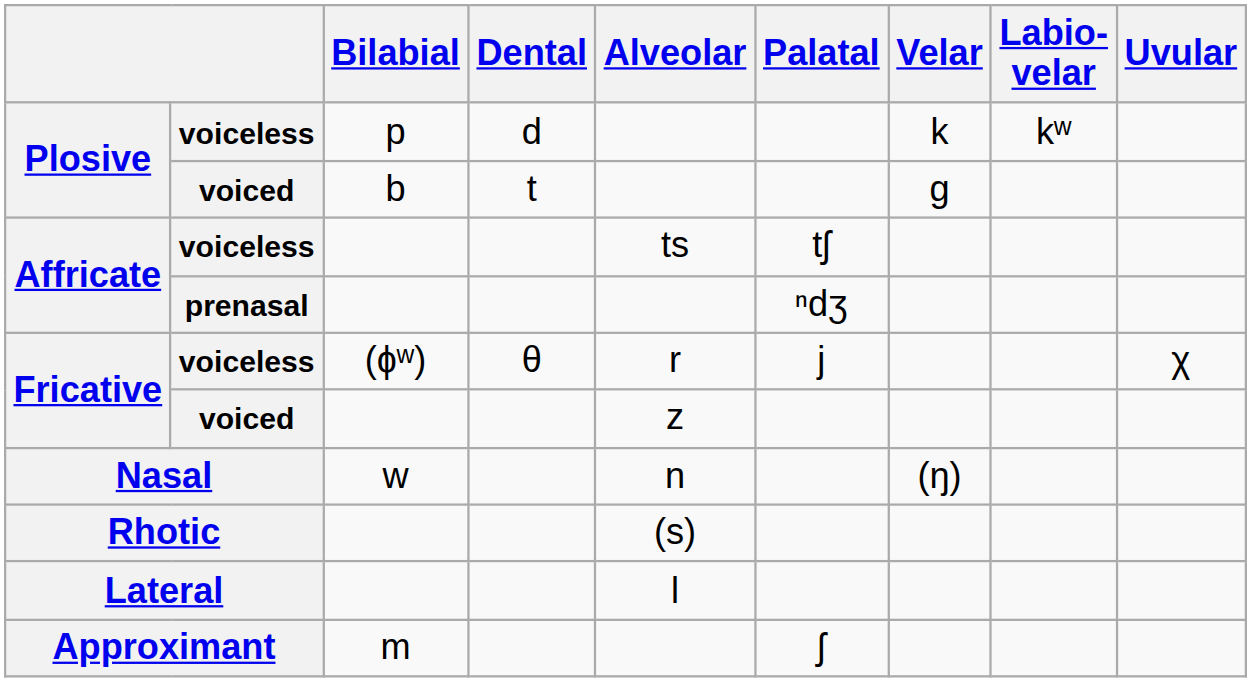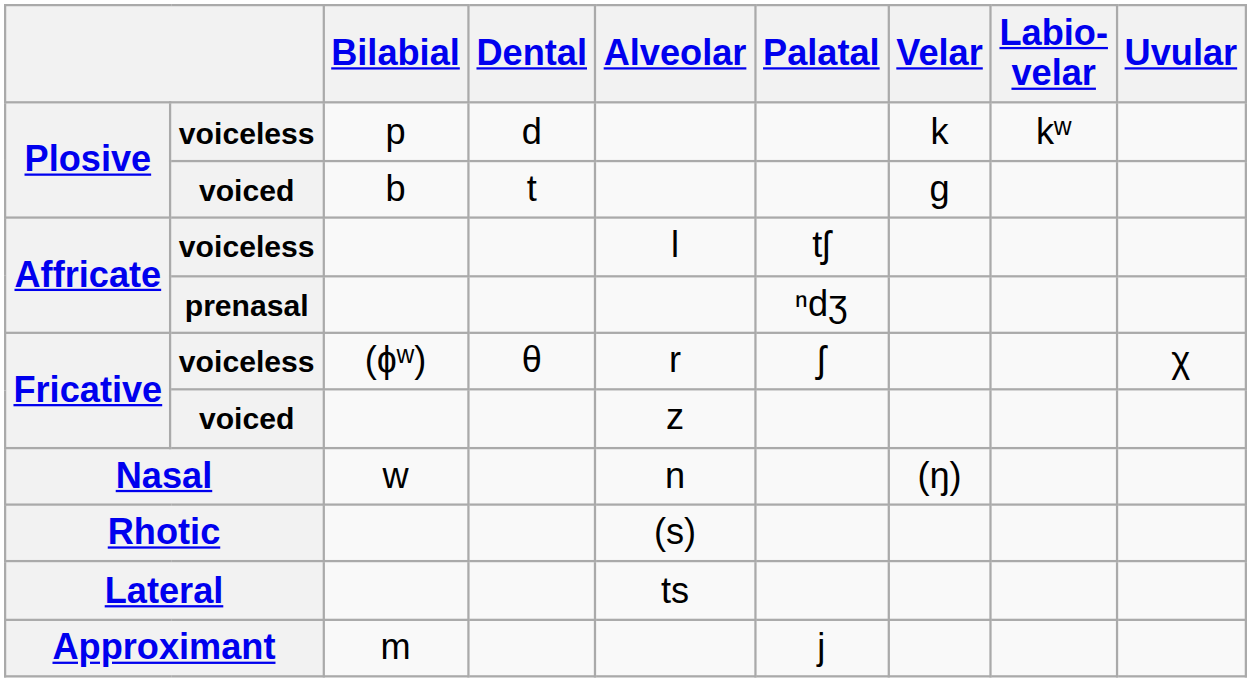(675, 245) ts -> (675, 245) l
(821, 360) j -> (821, 360) ʃ
(675, 589) l -> (675, 589) ts
(821, 647) ʃ -> (821, 647) j
